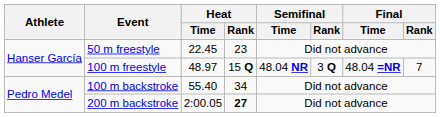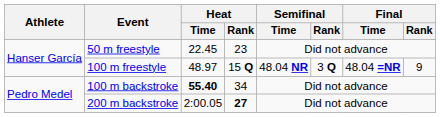(419, 67) 7 -> (419, 67) 9
(203, 86) normal -> (203, 86) bold
